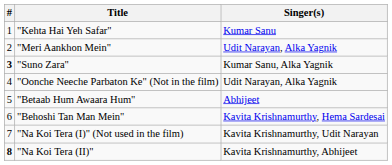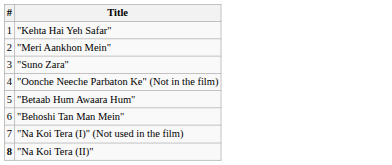- column: (304, 13)
(9, 65) bold -> (9, 65) normal
